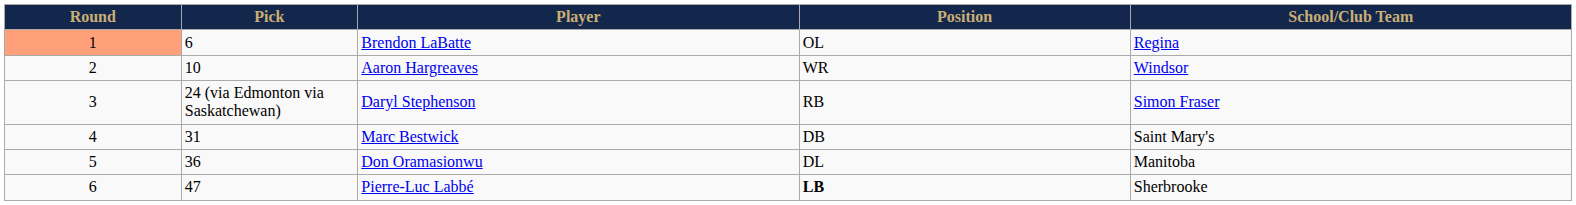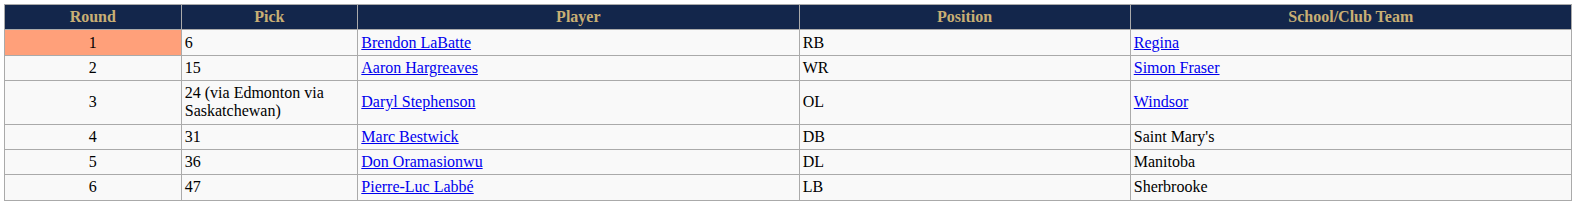(813, 42) OL -> (813, 42) RB
(193, 67) 10 -> (193, 67) 15
(1161, 67) Windsor -> (1177, 67) Simon Fraser
(813, 102) RB -> (813, 102) OL
(1177, 102) Simon Fraser -> (1161, 102) Windsor
(813, 187) bold -> (813, 187) normal
